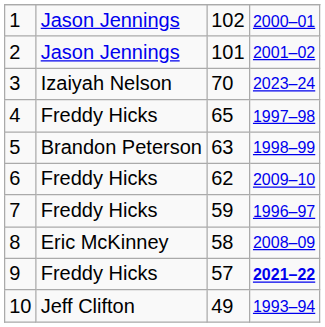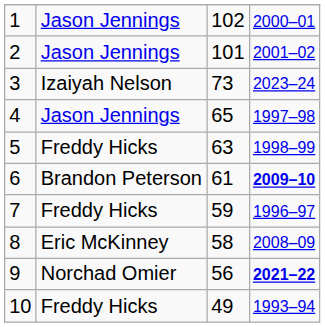(222, 83) 70 -> (222, 83) 73
(99, 115) Freddy Hicks -> (110, 115) Jason Jennings
(121, 147) Brandon Peterson -> (99, 147) Freddy Hicks
(99, 178) Freddy Hicks -> (121, 178) Brandon Peterson
(222, 178) 62 -> (222, 178) 61
(284, 179) normal -> (284, 179) bold
(99, 274) Freddy Hicks -> (109, 274) Norchad Omier
(222, 274) 57 -> (222, 274) 56
(88, 305) Jeff Clifton -> (99, 305) Freddy Hicks
